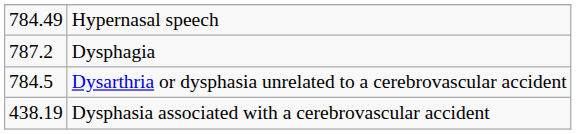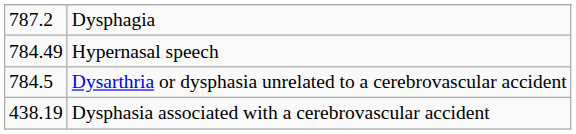rows swapped: (145, 19) <-> (114, 50)
